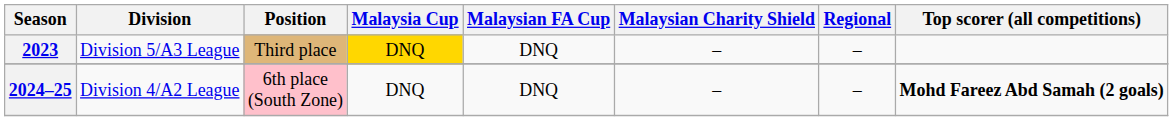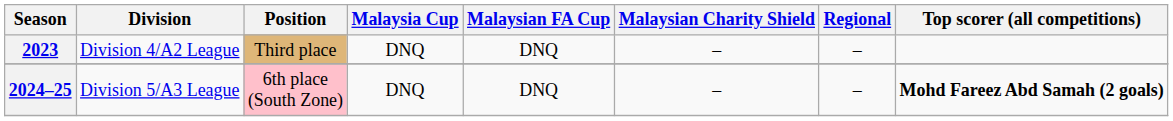(160, 49) Division 5/A3 League -> (160, 49) Division 4/A2 League
(405, 49) gold background -> (405, 49) no background
(160, 90) Division 4/A2 League -> (160, 90) Division 5/A3 League
